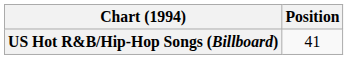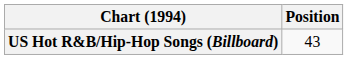(312, 41) 41 -> (312, 41) 43
